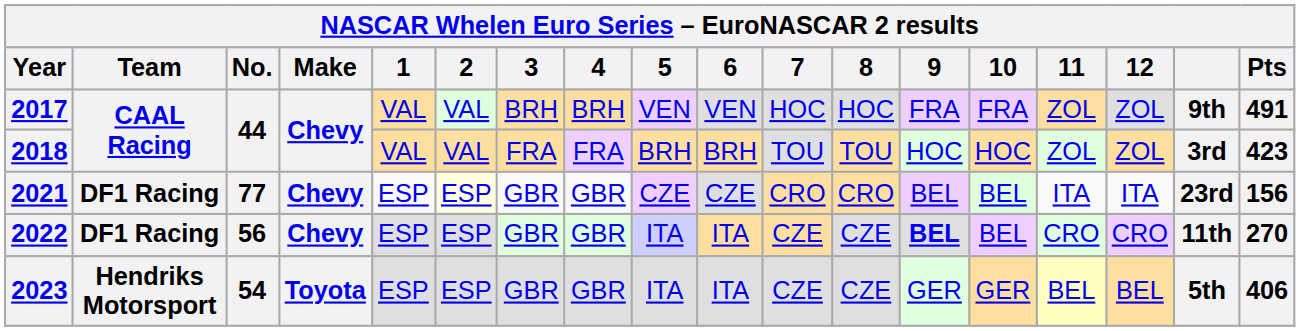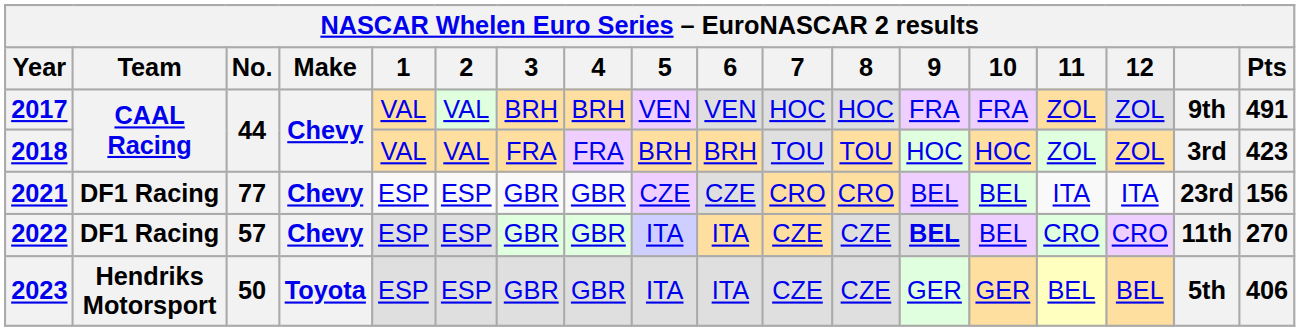(466, 193) lightyellow background -> (466, 193) no background
(252, 235) 56 -> (252, 235) 57
(252, 291) 54 -> (252, 291) 50
